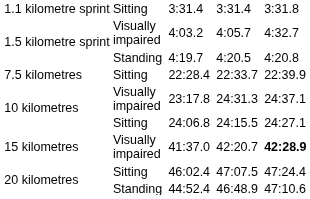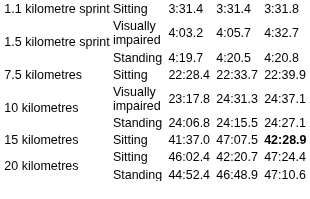(130, 123) Sitting -> (138, 123) Standing
(137, 147) Visually impaired -> (130, 140) Sitting
(237, 147) 42:20.7 -> (237, 140) 47:07.5
(237, 171) 47:07.5 -> (237, 157) 42:20.7
